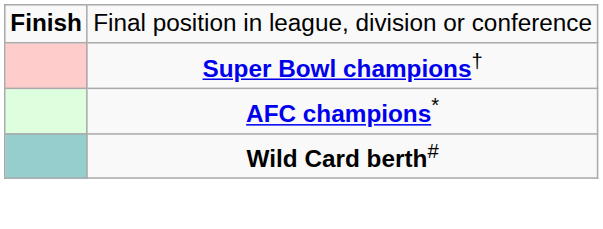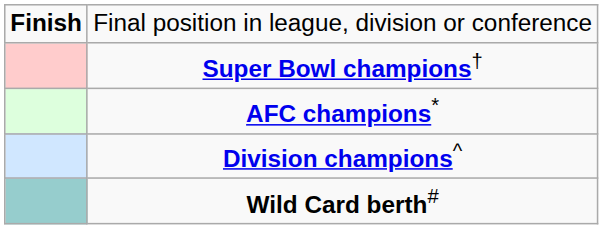+ row: (343, 155)
